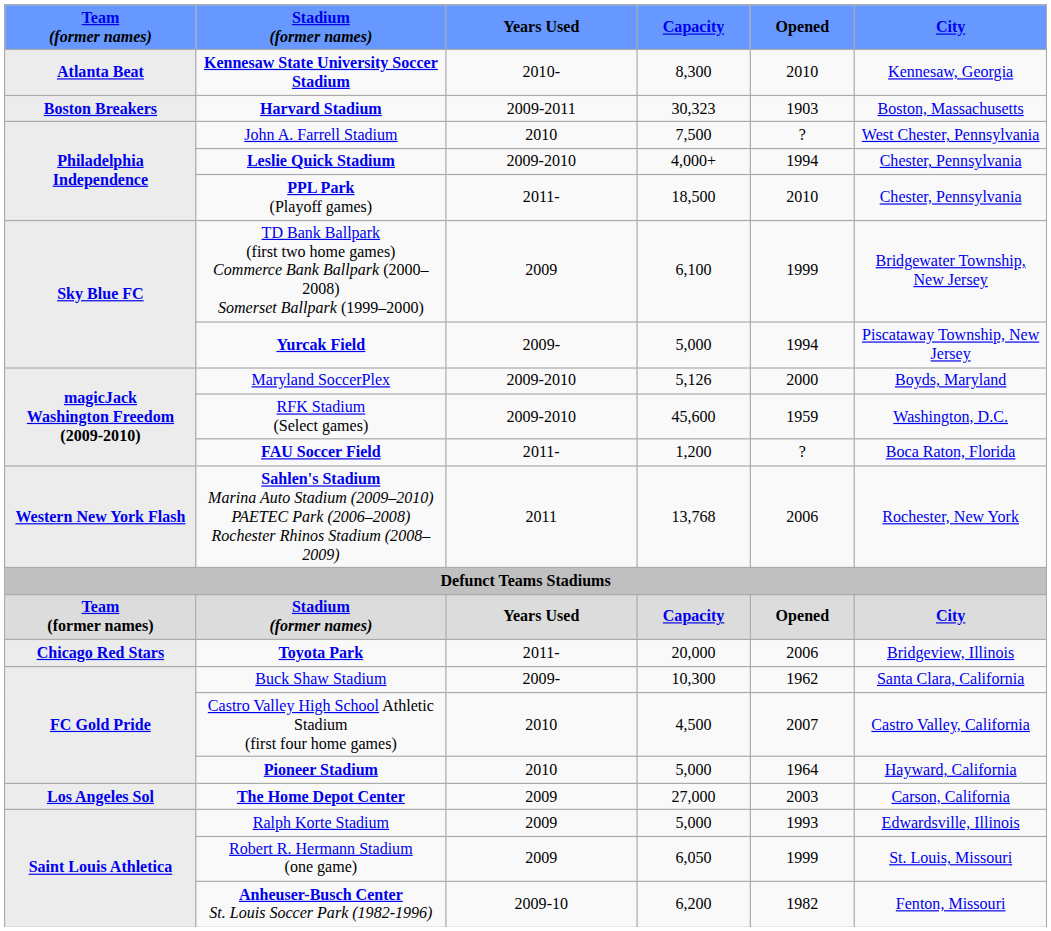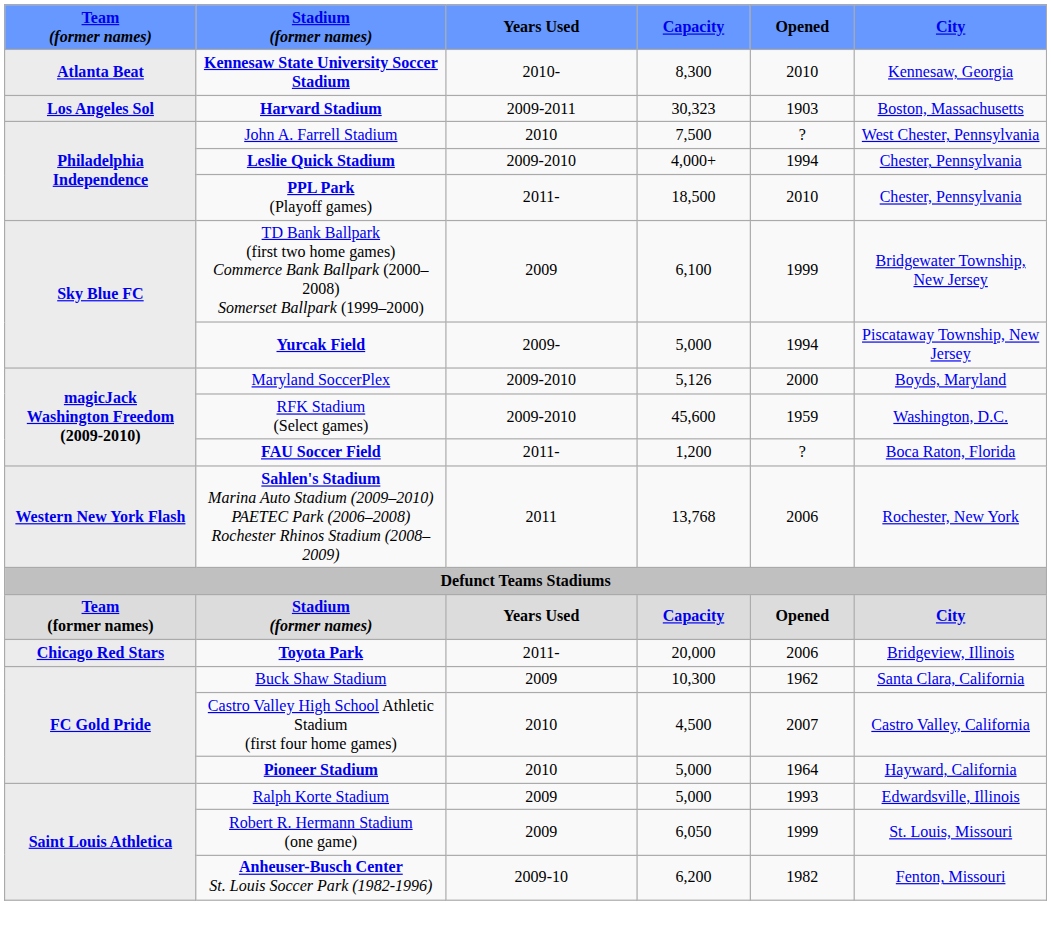(100, 108) Boston Breakers -> (100, 108) Los Angeles Sol
(541, 678) 2009- -> (541, 678) 2009
- row: (321, 795)
